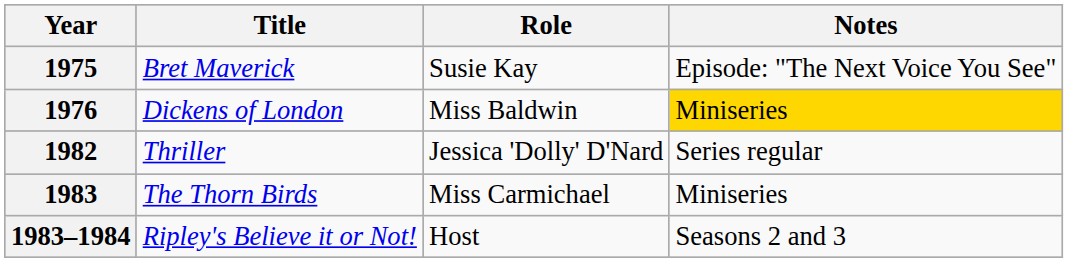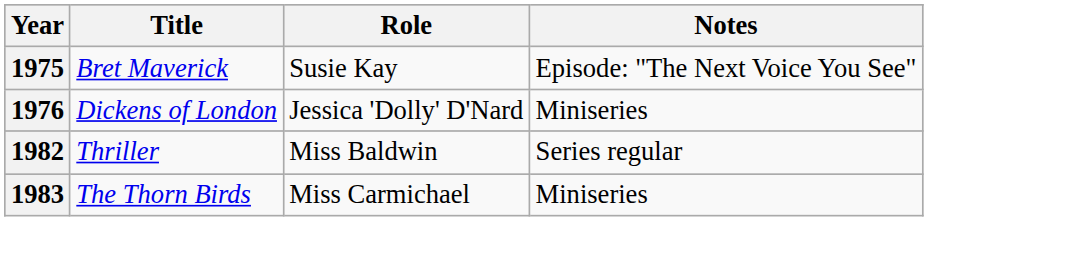(503, 109) Miss Baldwin -> (406, 109) Jessica 'Dolly' D'Nard
(732, 109) gold background -> (592, 109) no background
(546, 151) Jessica 'Dolly' D'Nard -> (363, 151) Miss Baldwin
- row: (71, 236)
